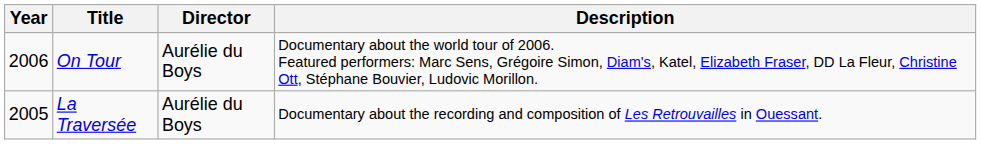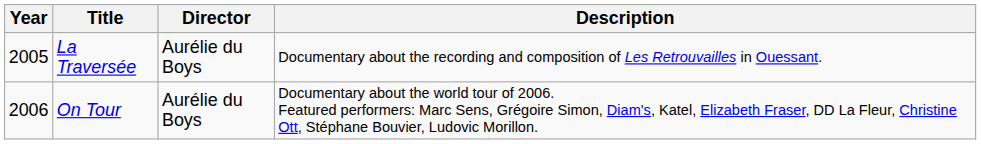rows swapped: (96, 114) <-> (89, 61)
